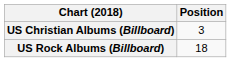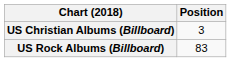(201, 48) 18 -> (201, 48) 83
